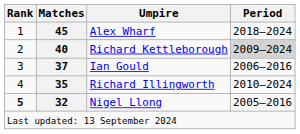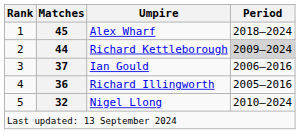(62, 49) 40 -> (62, 49) 44
(62, 85) 35 -> (62, 85) 36
(263, 85) 2010–2024 -> (263, 85) 2005–2016
(20, 102) bold -> (20, 102) normal
(263, 102) 2005–2016 -> (263, 102) 2010–2024
